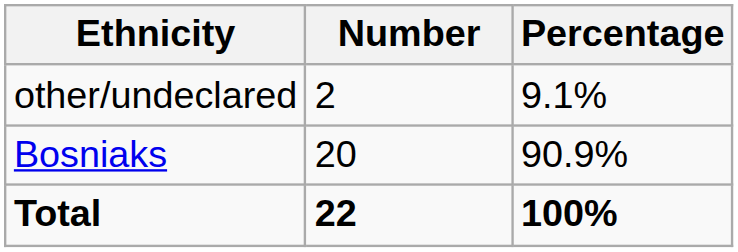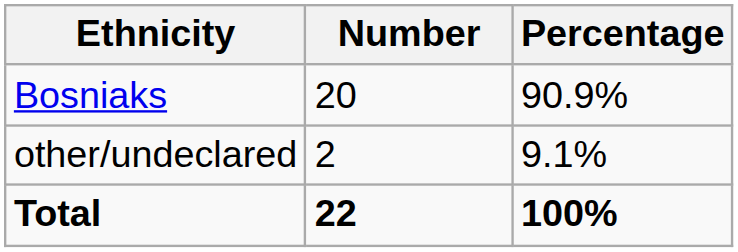rows swapped: (90, 154) <-> (156, 94)
